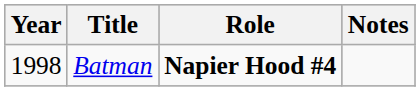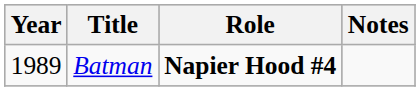(36, 65) 1998 -> (36, 65) 1989
